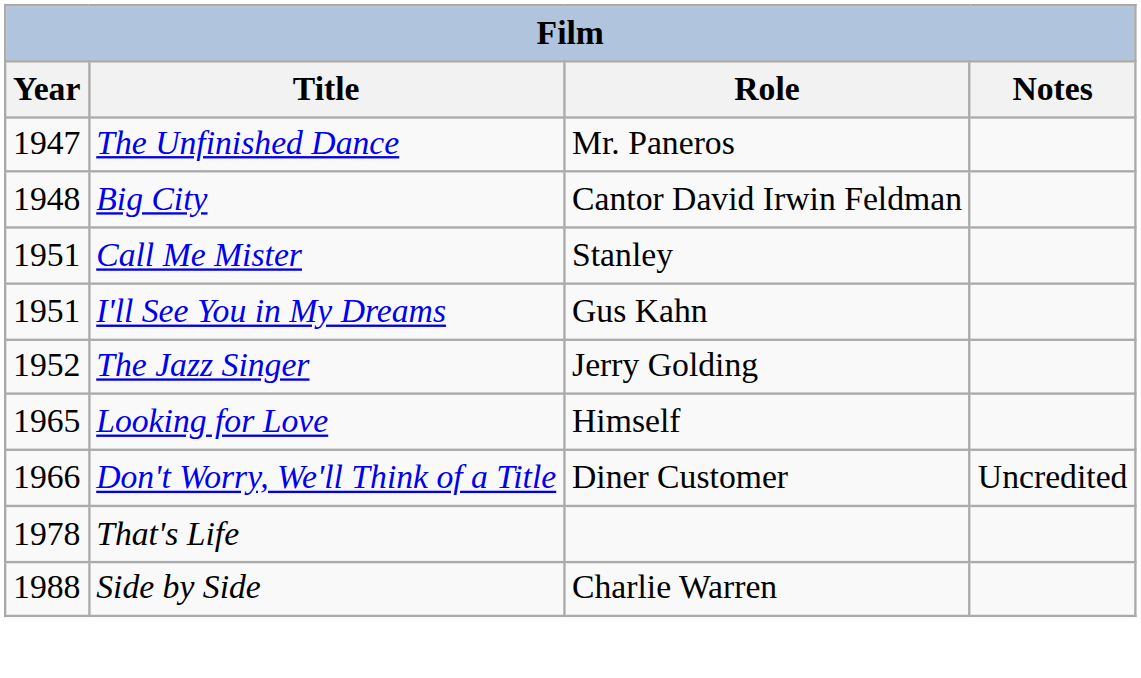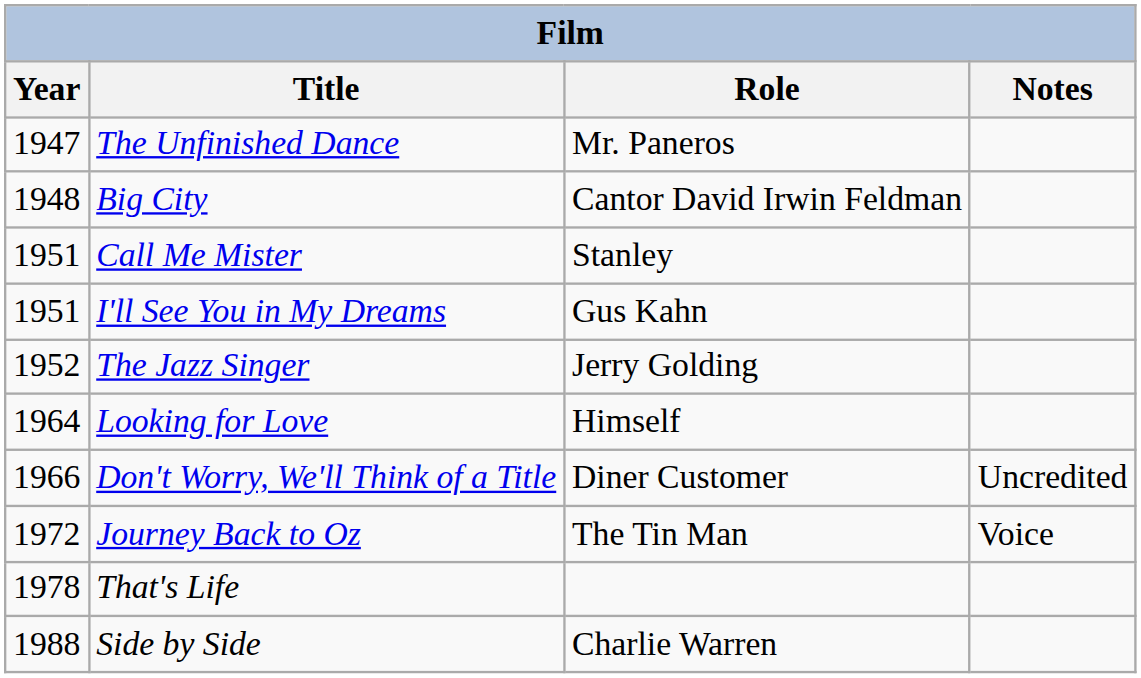(47, 421) 1965 -> (47, 421) 1964
+ row: (229, 532)
